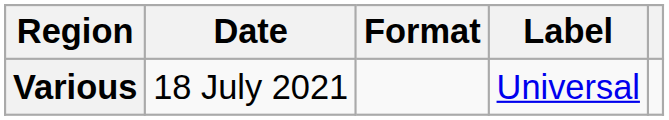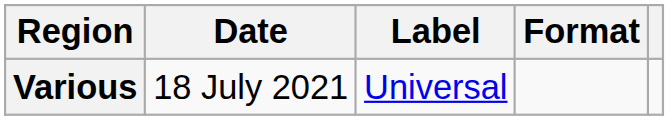columns swapped: (422, 31) <-> (568, 31)
